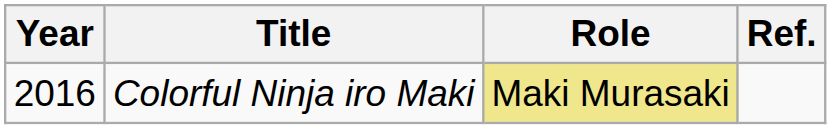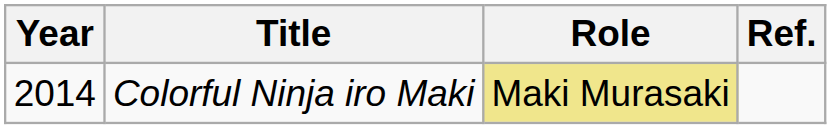(55, 92) 2016 -> (55, 92) 2014
